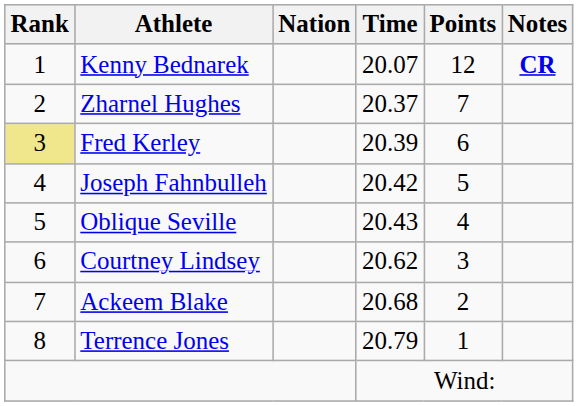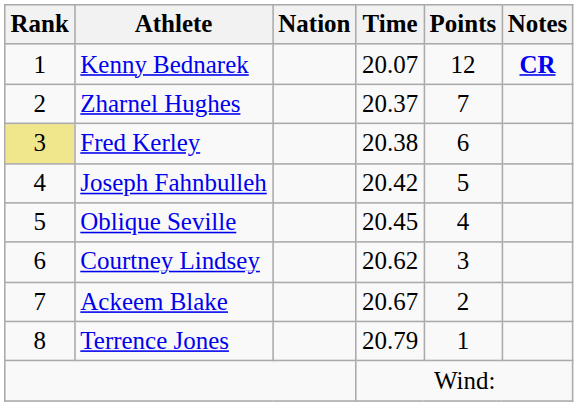(390, 143) 20.39 -> (390, 143) 20.38
(390, 222) 20.43 -> (390, 222) 20.45
(390, 301) 20.68 -> (390, 301) 20.67
